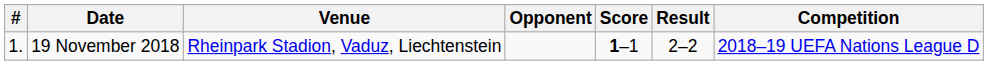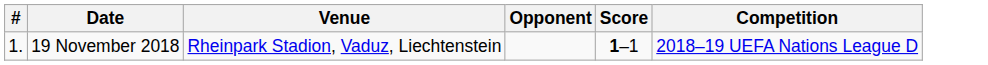- column: (683, 18)
